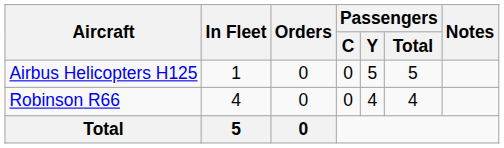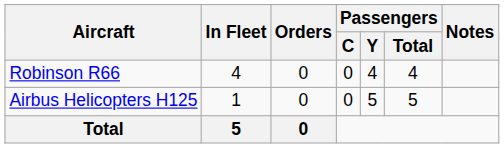rows swapped: (103, 73) <-> (65, 101)
